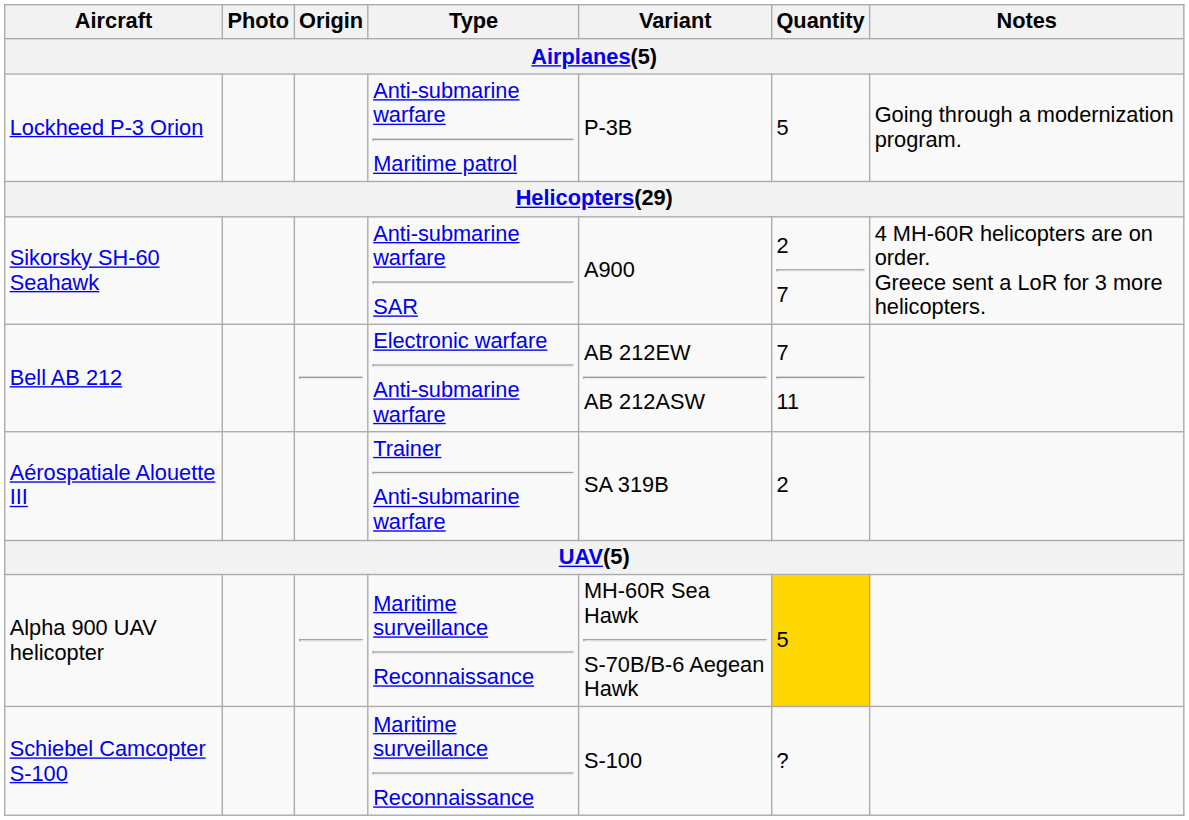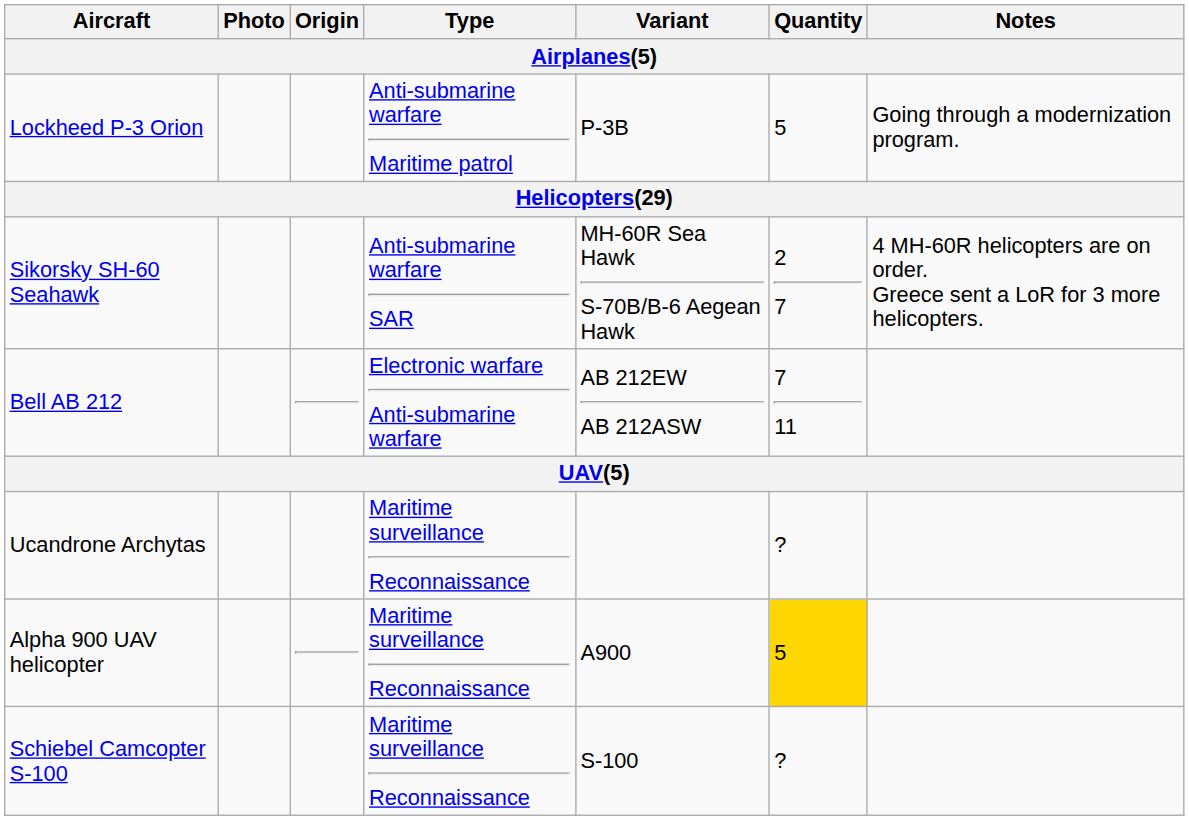(609, 269) A900 -> (672, 282) MH-60R Sea Hawk S-70Β/B-6 Aegean Hawk
- row: (113, 485)
+ row: (108, 544)
(675, 640) MH-60R Sea Hawk S-70Β/B-6 Aegean Hawk -> (606, 652) A900
